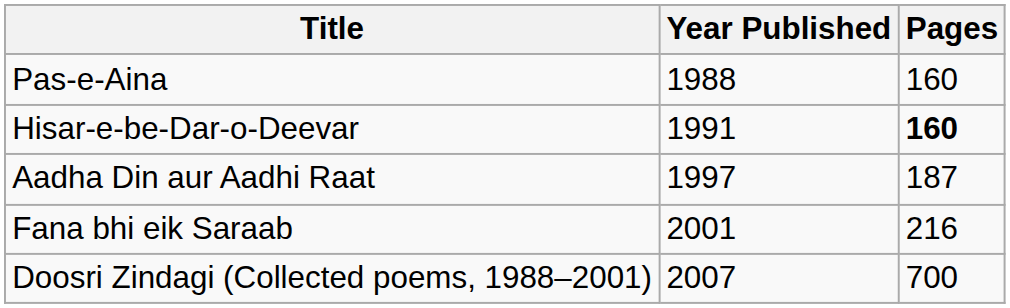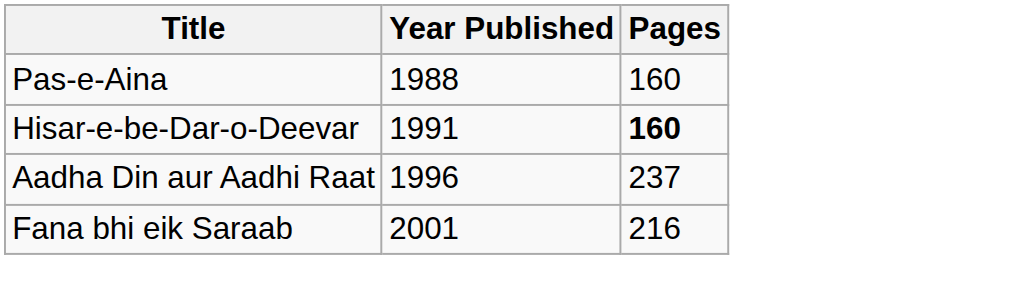(701, 178) 1997 -> (424, 178) 1996
(932, 178) 187 -> (655, 178) 237
- row: (332, 278)
